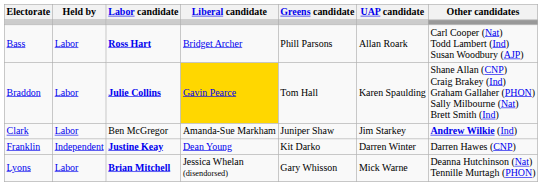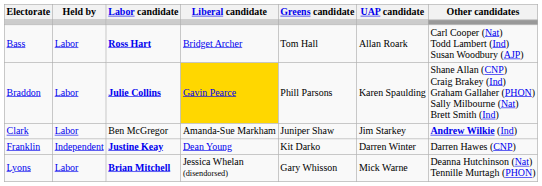(306, 43) Phill Parsons -> (299, 43) Tom Hall
(299, 93) Tom Hall -> (306, 93) Phill Parsons
